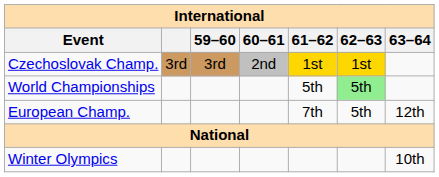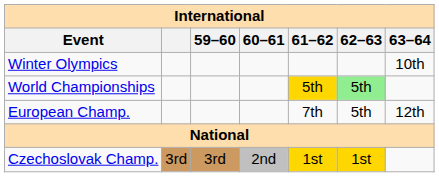rows swapped: (63, 159) <-> (83, 64)
(312, 87) no background -> (312, 87) gold background
